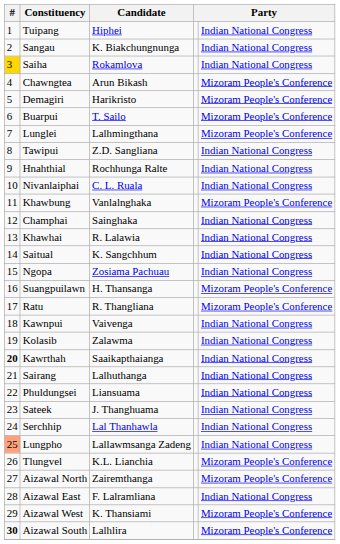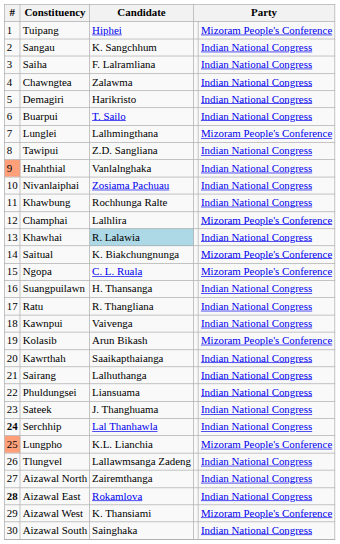(257, 30) Indian National Congress -> (267, 30) Mizoram People's Conference
(136, 47) K. Biakchungnunga -> (124, 47) K. Sangchhum
(10, 64) gold background -> (10, 64) no background
(117, 64) Rokamlova -> (124, 64) F. Lalramliana
(120, 82) Arun Bikash -> (112, 82) Zalawma
(267, 82) Mizoram People's Conference -> (257, 82) Indian National Congress
(267, 99) Mizoram People's Conference -> (257, 99) Indian National Congress
(267, 116) Mizoram People's Conference -> (257, 116) Indian National Congress
(10, 168) no background -> (10, 168) lightsalmon background
(130, 168) Rochhunga Ralte -> (122, 168) Vanlalnghaka
(117, 185) C. L. Ruala -> (131, 185) Zosiama Pachuau
(122, 202) Vanlalnghaka -> (130, 202) Rochhunga Ralte
(267, 202) Mizoram People's Conference -> (257, 202) Indian National Congress
(115, 220) Sainghaka -> (109, 220) Lalhlira
(257, 220) Indian National Congress -> (267, 220) Mizoram People's Conference
(116, 237) no background -> (116, 237) lightblue background
(124, 254) K. Sangchhum -> (136, 254) K. Biakchungnunga
(257, 254) Indian National Congress -> (267, 254) Mizoram People's Conference
(131, 271) Zosiama Pachuau -> (117, 271) C. L. Ruala
(257, 271) Indian National Congress -> (267, 271) Mizoram People's Conference
(267, 289) Mizoram People's Conference -> (257, 289) Indian National Congress
(267, 306) Mizoram People's Conference -> (257, 306) Indian National Congress
(112, 340) Zalawma -> (120, 340) Arun Bikash
(257, 340) Indian National Congress -> (267, 340) Mizoram People's Conference
(12, 358) bold -> (12, 358) normal
(12, 427) normal -> (12, 427) bold
(142, 444) Lallawmsanga Zadeng -> (122, 444) K.L. Lianchia
(257, 444) Indian National Congress -> (267, 444) Mizoram People's Conference
(122, 461) K.L. Lianchia -> (142, 461) Lallawmsanga Zadeng
(267, 461) Mizoram People's Conference -> (257, 461) Indian National Congress
(267, 479) Mizoram People's Conference -> (257, 479) Indian National Congress
(12, 496) normal -> (12, 496) bold
(124, 496) F. Lalramliana -> (117, 496) Rokamlova
(12, 530) bold -> (12, 530) normal
(109, 530) Lalhlira -> (115, 530) Sainghaka
(267, 530) Mizoram People's Conference -> (257, 530) Indian National Congress
